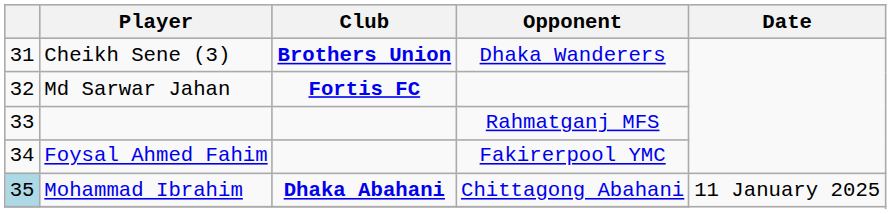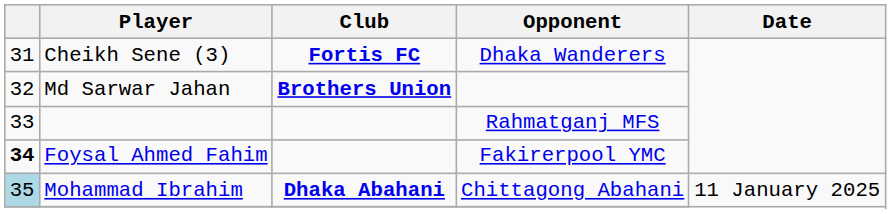(364, 55) Brothers Union -> (364, 55) Fortis FC
(364, 89) Fortis FC -> (364, 89) Brothers Union
(22, 156) normal -> (22, 156) bold
